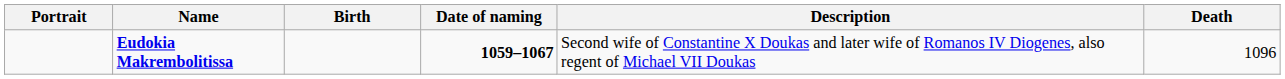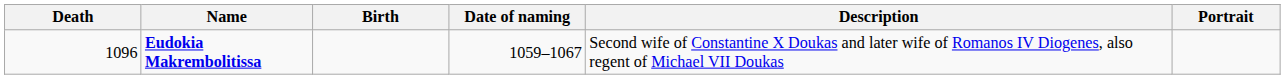columns swapped: (59, 17) <-> (1212, 17)
(517, 52) bold -> (545, 52) normal
